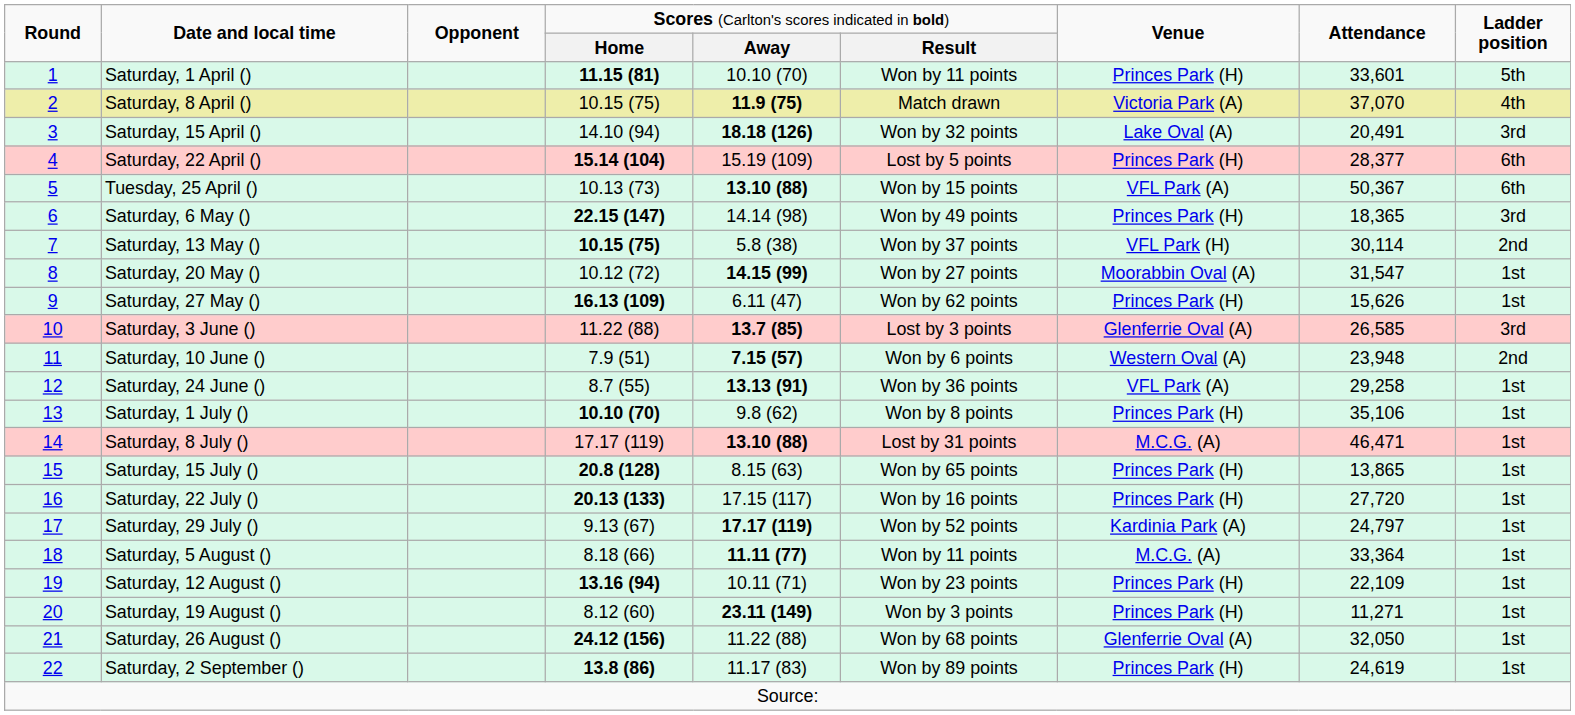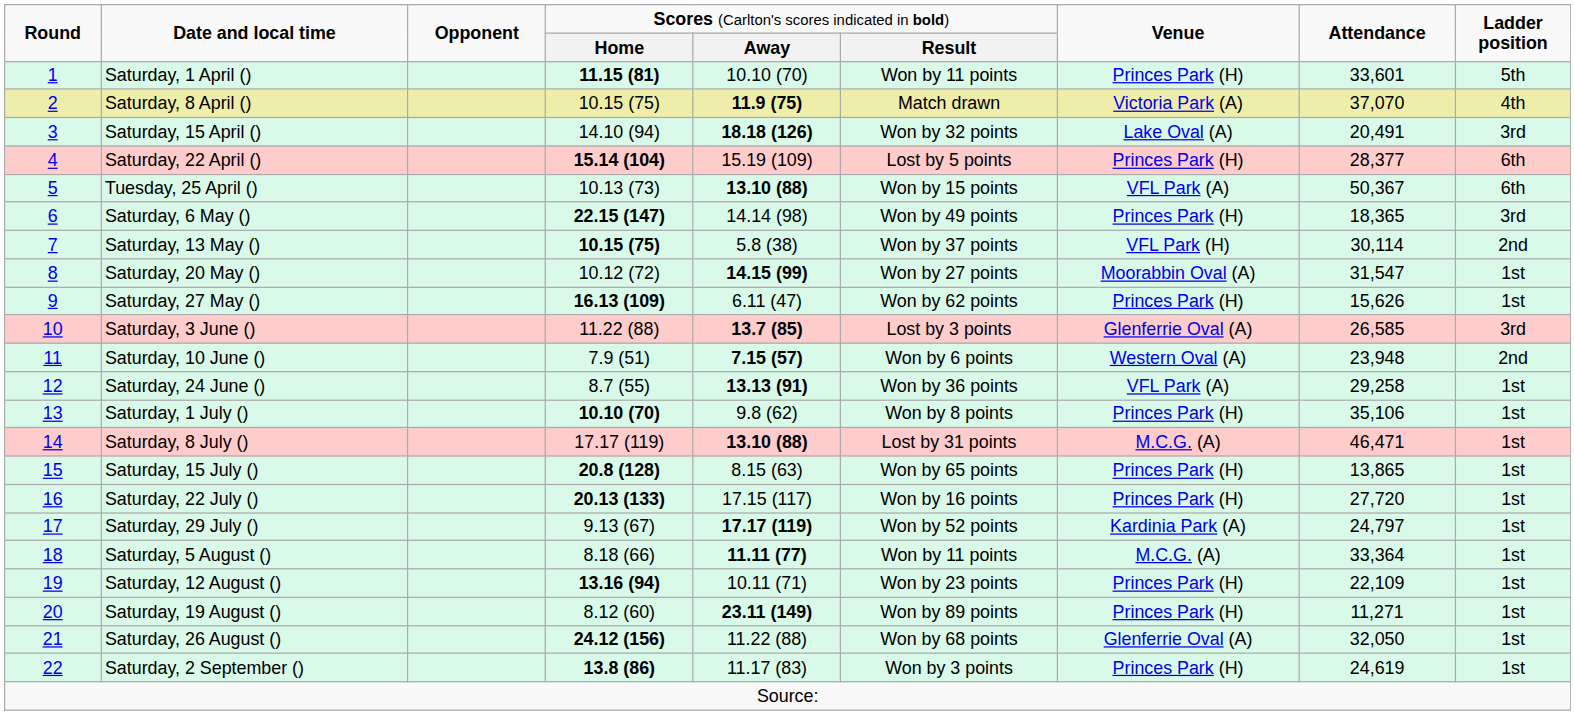(949, 612) Won by 3 points -> (949, 612) Won by 89 points
(949, 668) Won by 89 points -> (949, 668) Won by 3 points
